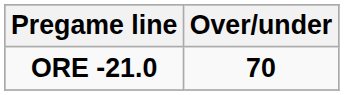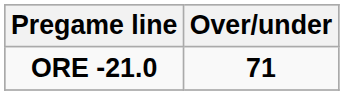(261, 68) 70 -> (261, 68) 71
